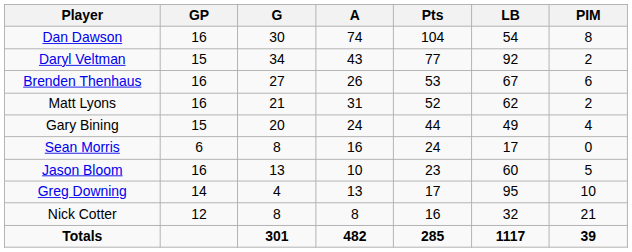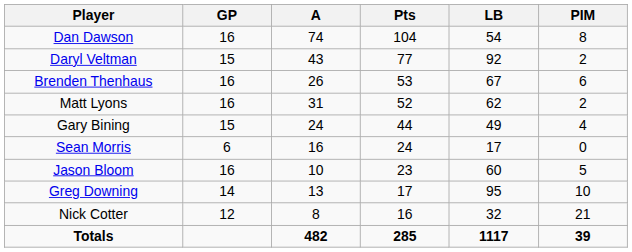- column: (277, 15)
